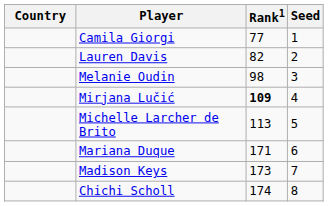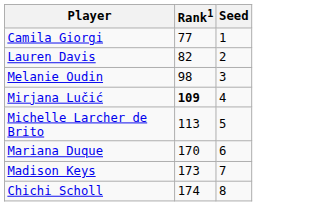- column: (40, 16)
(260, 151) 171 -> (189, 151) 170
